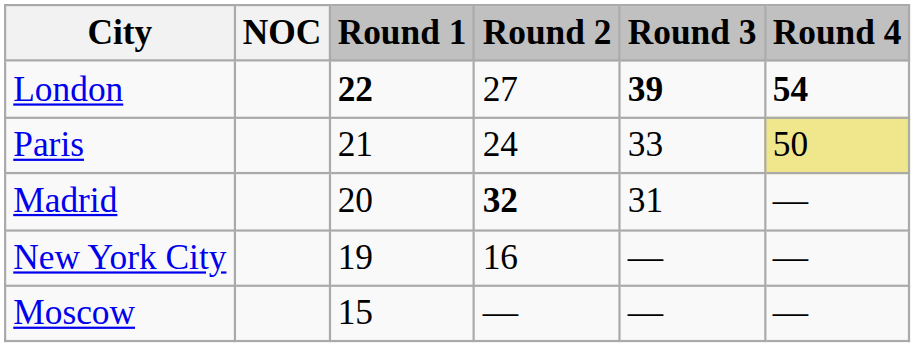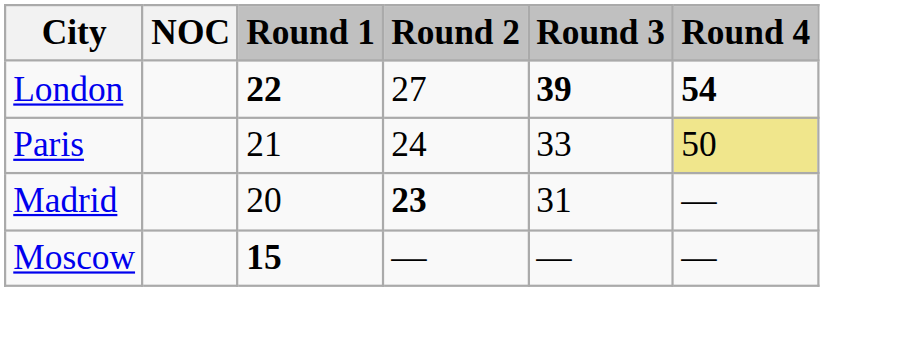(500, 200) 32 -> (409, 200) 23
- row: (120, 256)
(355, 312) normal -> (264, 256) bold
